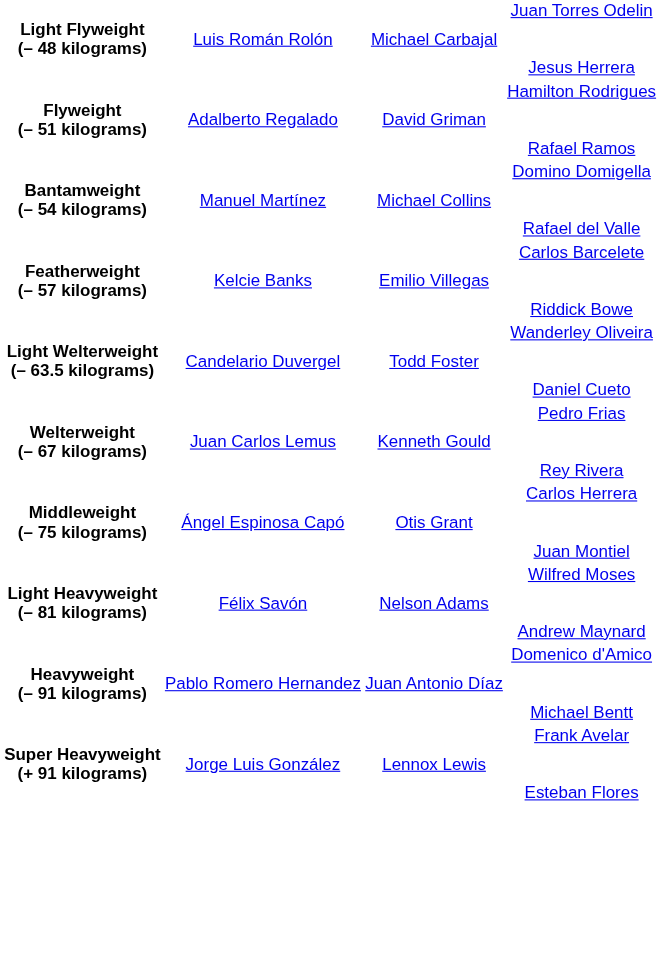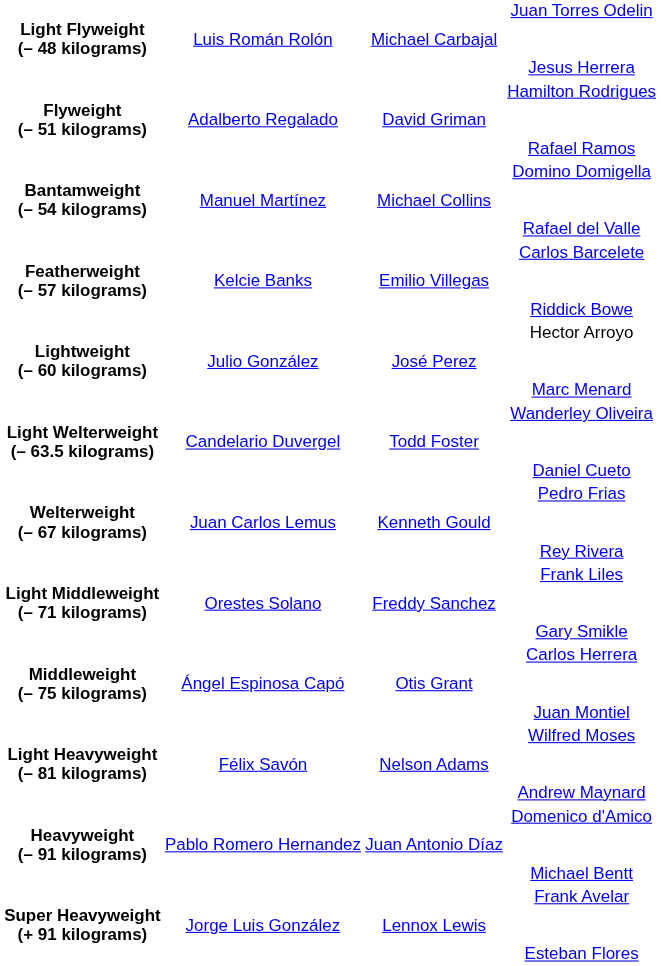+ row: (82, 361)
+ row: (82, 603)
